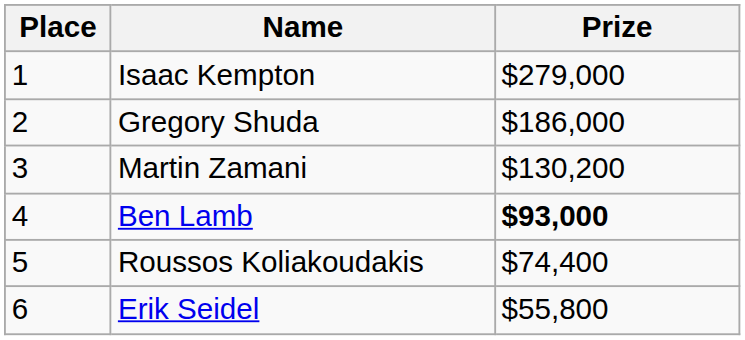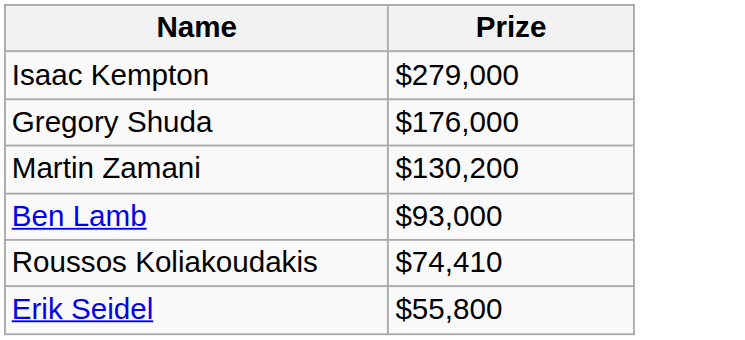- column: (58, 27)
(563, 121) $186,000 -> (457, 121) $176,000
(555, 215) bold -> (449, 215) normal
(555, 262) $74,400 -> (449, 262) $74,410
